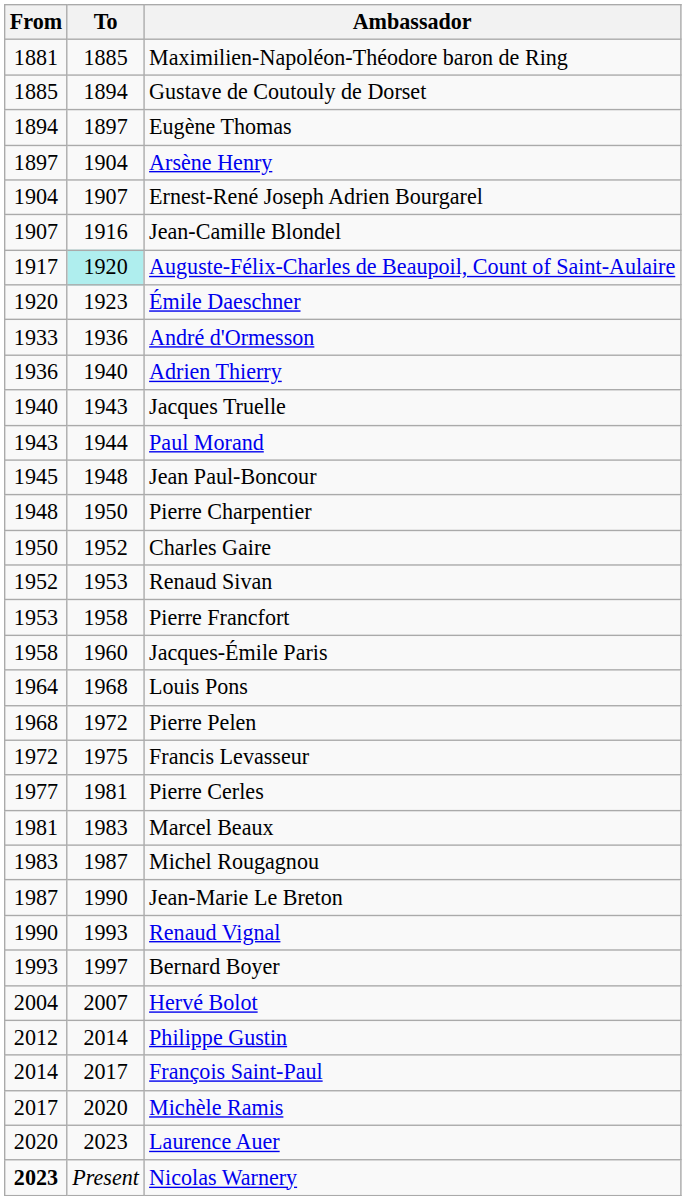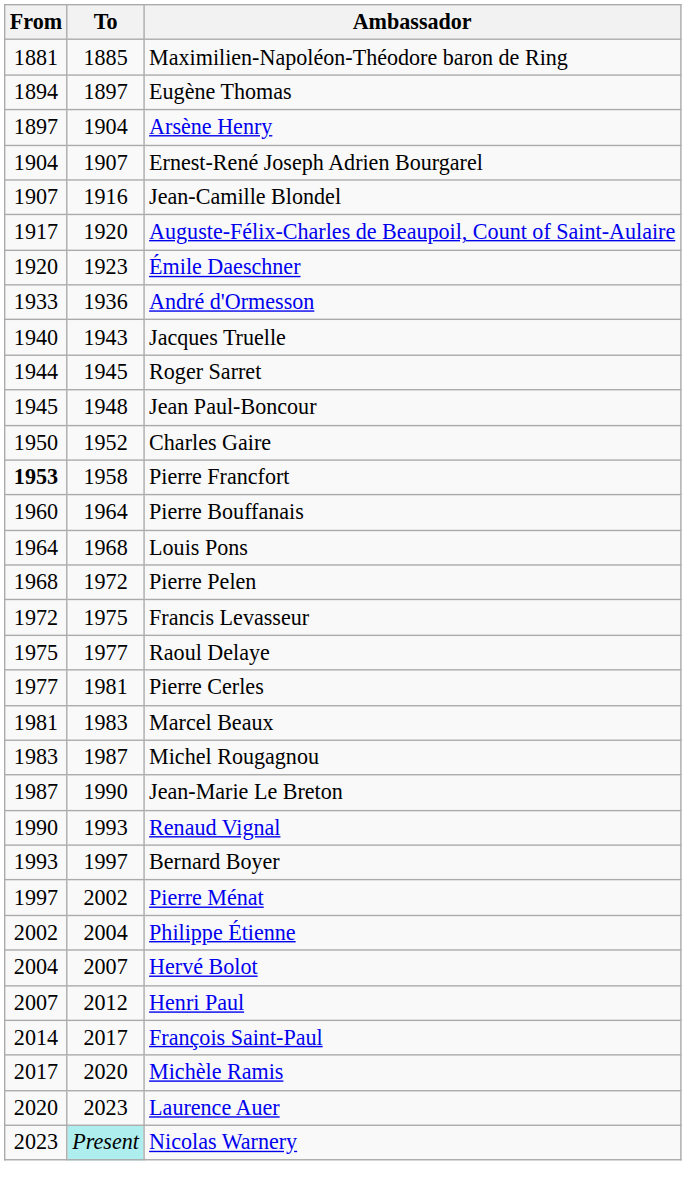- row: (288, 92)
(106, 267) paleturquoise background -> (106, 232) no background
- row: (215, 372)
- row: (206, 442)
+ row: (205, 372)
- row: (230, 512)
- row: (211, 582)
(36, 617) normal -> (36, 477) bold
- row: (238, 652)
+ row: (226, 512)
+ row: (209, 652)
+ row: (206, 897)
+ row: (222, 932)
+ row: (197, 1002)
- row: (218, 1037)
(36, 1177) bold -> (36, 1142) normal
(106, 1177) no background -> (106, 1142) paleturquoise background
